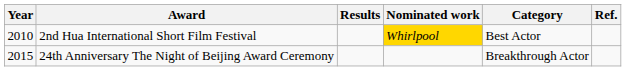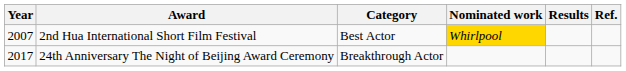columns swapped: (537, 14) <-> (360, 14)
(20, 35) 2010 -> (20, 35) 2007
(20, 55) 2015 -> (20, 55) 2017
